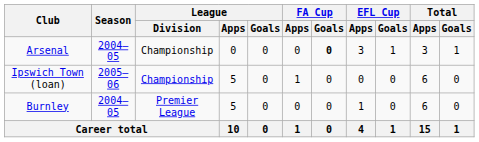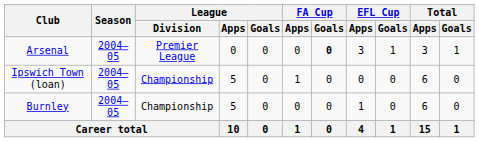(177, 51) Championship -> (177, 51) Premier League
(113, 79) 2005–06 -> (113, 79) 2004–05
(177, 107) Premier League -> (177, 107) Championship
